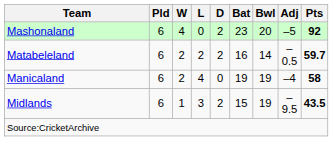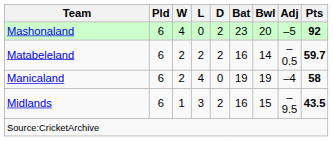(241, 103) 15 -> (241, 103) 16
(265, 103) 19 -> (265, 103) 15
